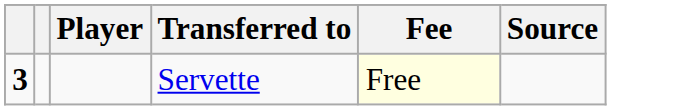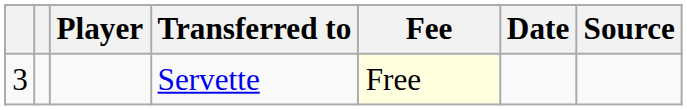+ column: (538, 29)
(20, 78) bold -> (20, 78) normal
